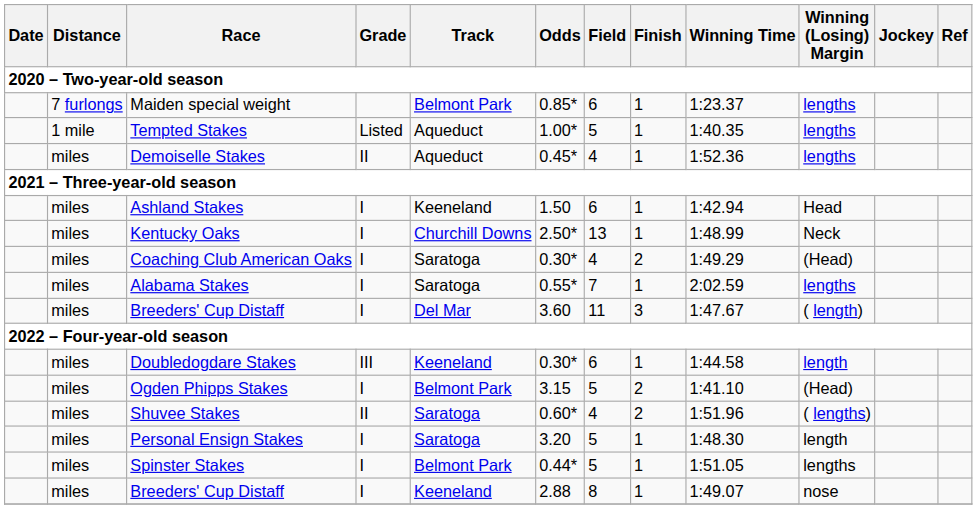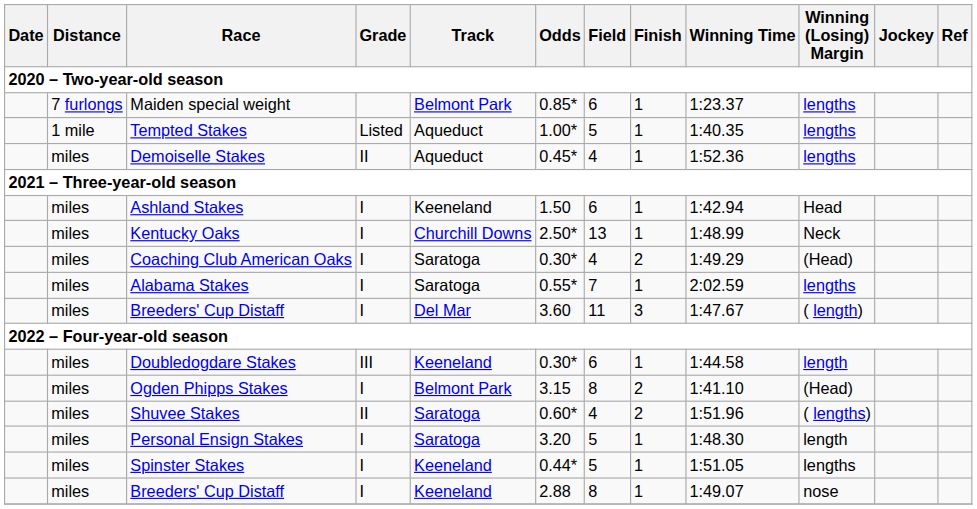(593, 388) 5 -> (593, 388) 8
(463, 465) Belmont Park -> (453, 465) Keeneland
